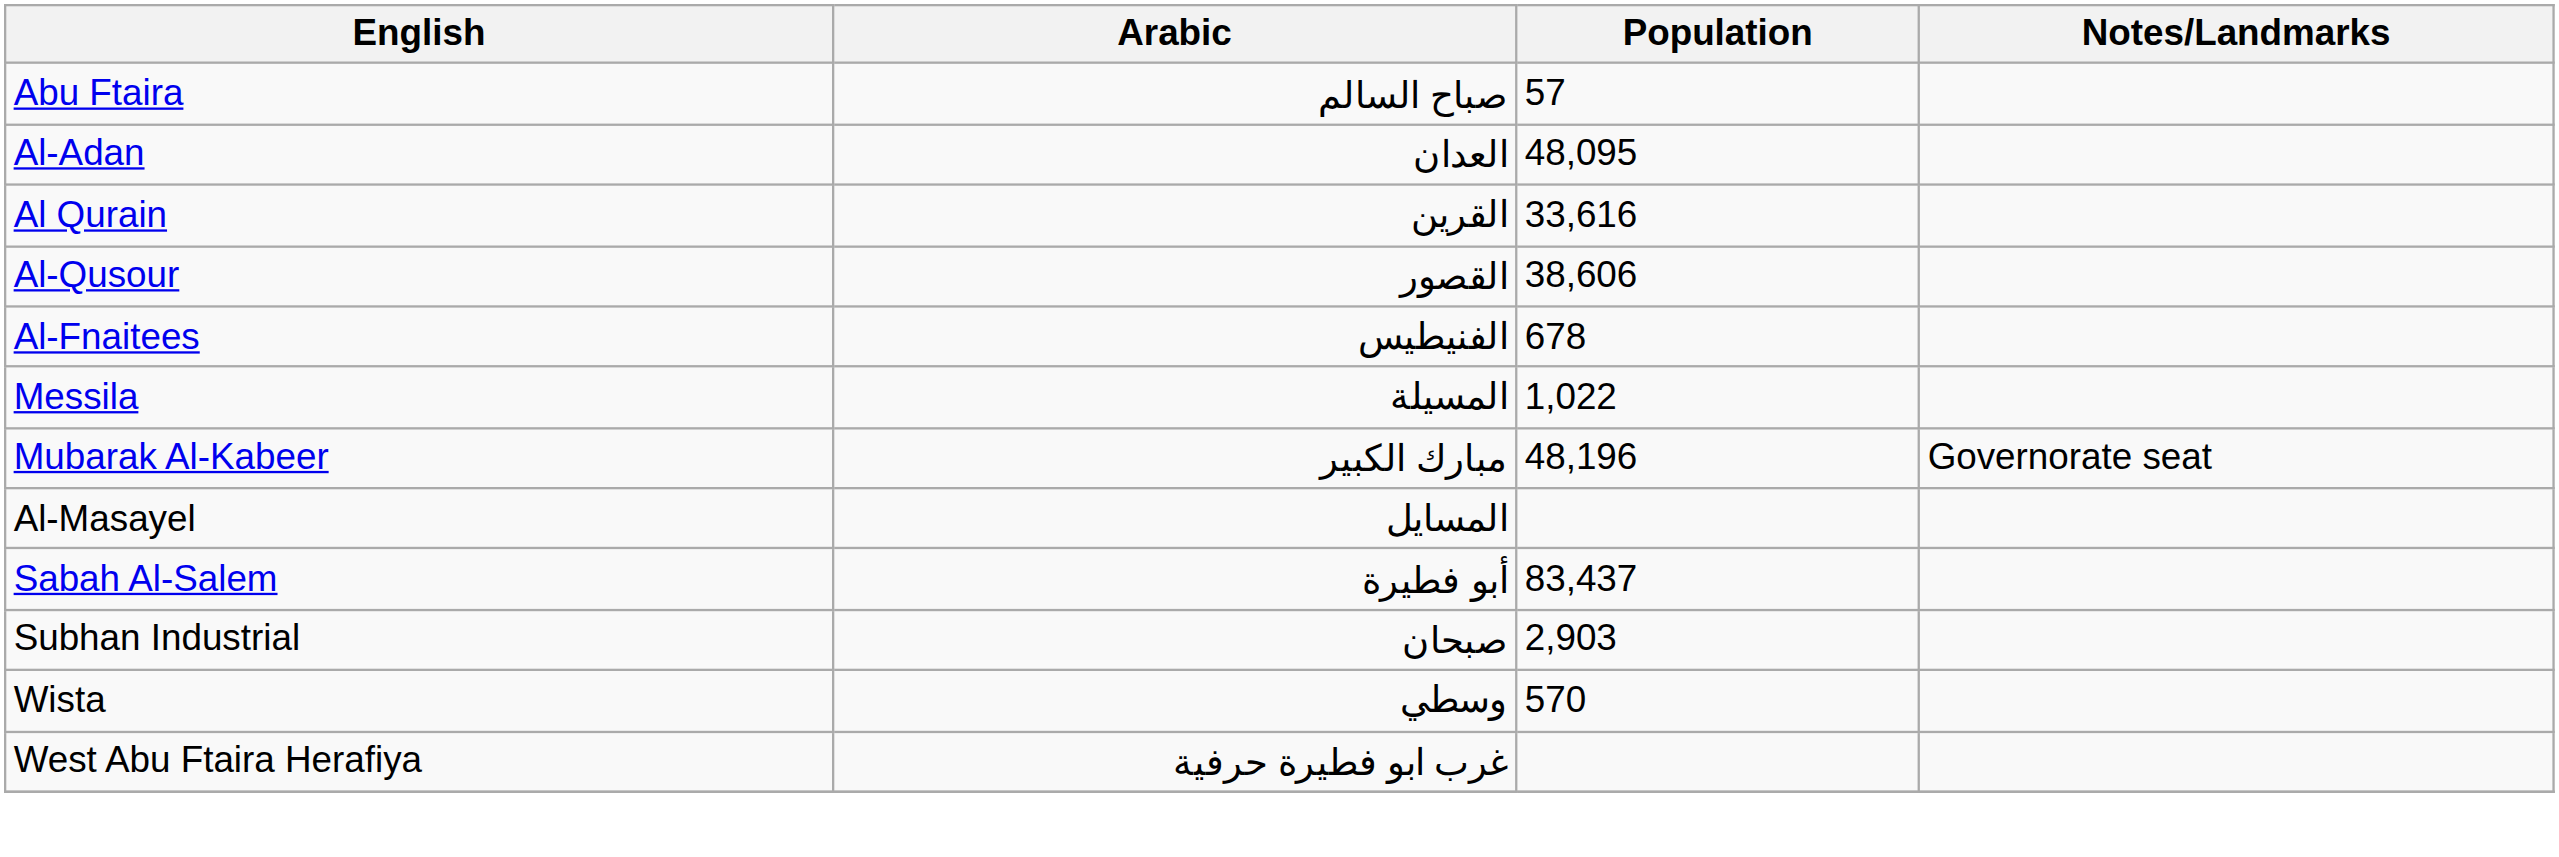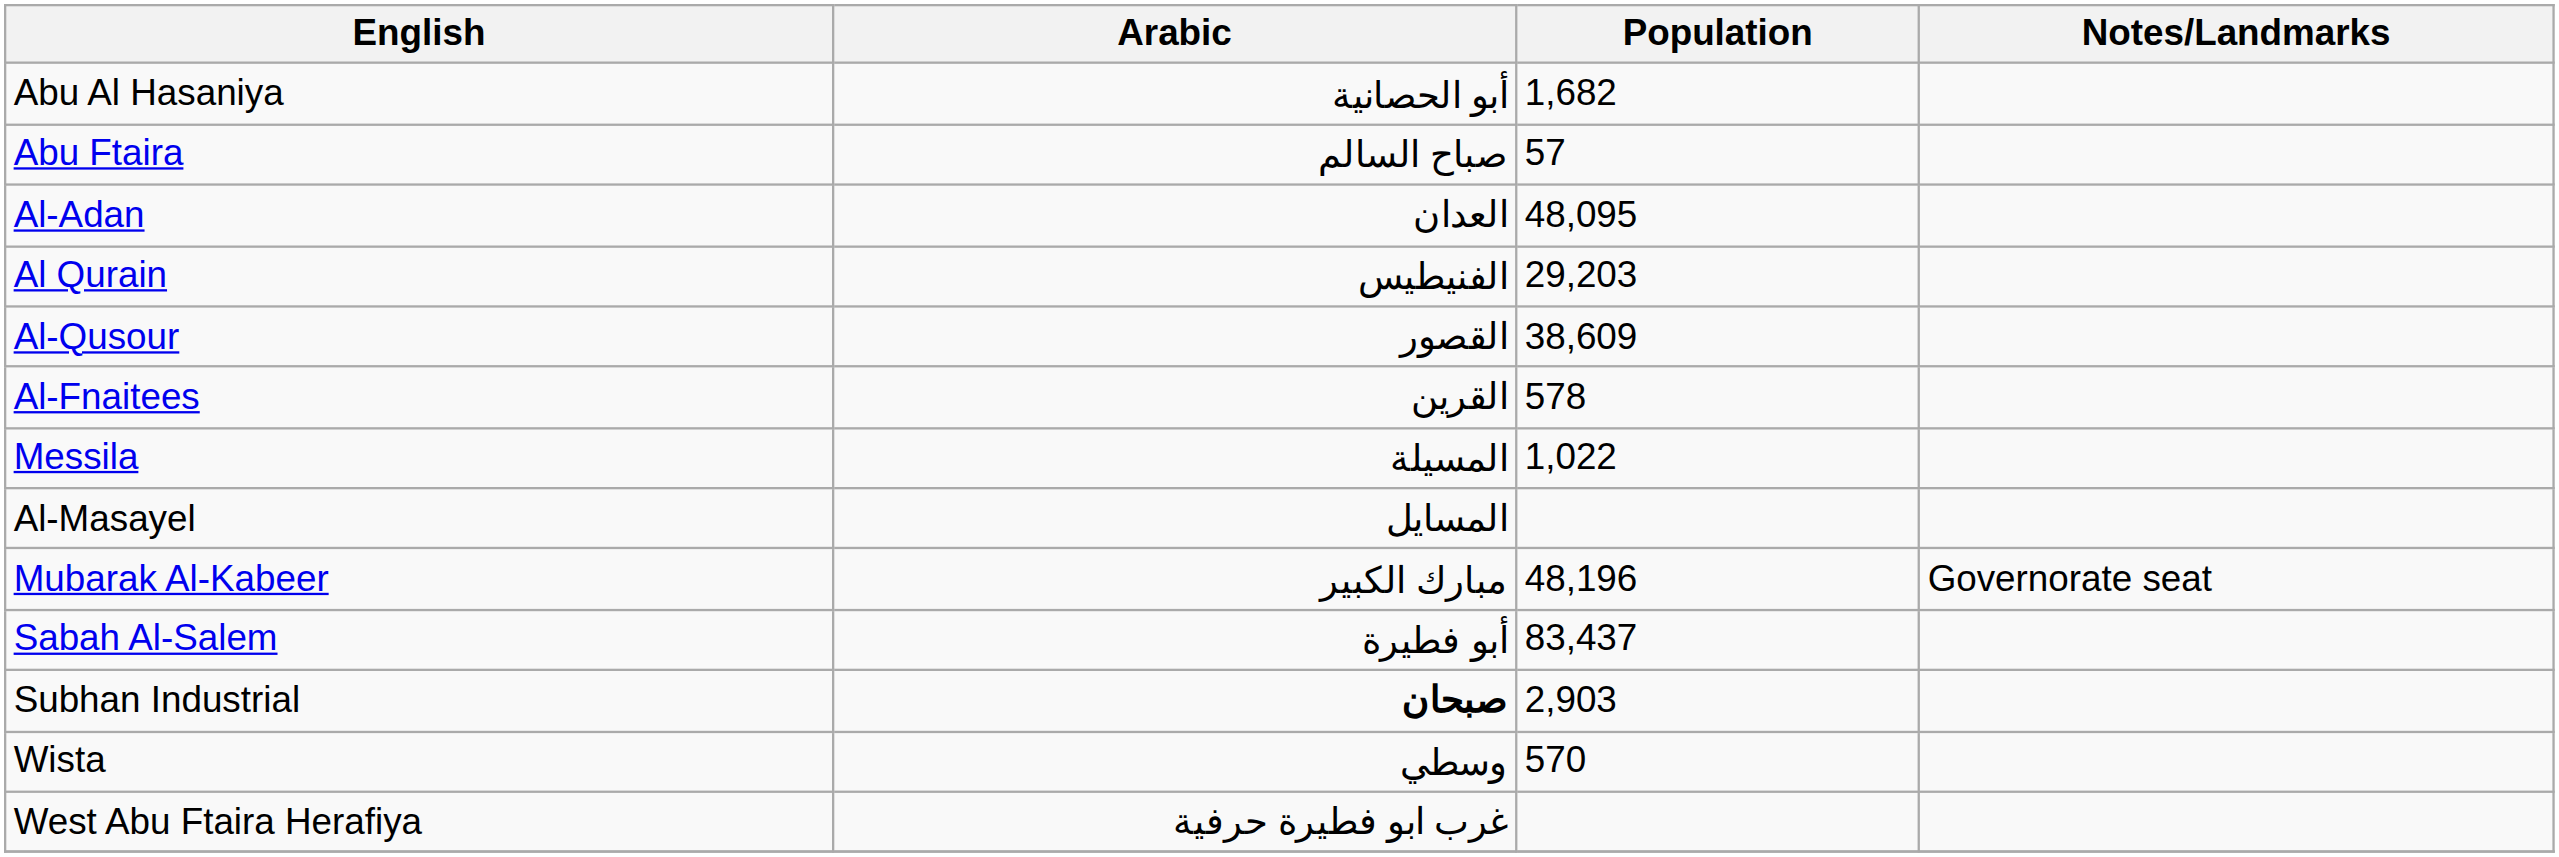+ row: (149, 93)
(1459, 215) القرين -> (1433, 276) الفنيطيس
(1581, 214) 33,616 -> (1581, 275) 29,203
(1581, 275) 38,606 -> (1581, 335) 38,609
(1433, 336) الفنيطيس -> (1459, 397) القرين
(1555, 335) 678 -> (1555, 396) 578
rows swapped: (105, 517) <-> (171, 457)
(1455, 640) normal -> (1455, 700) bold
